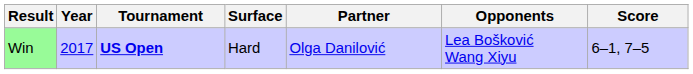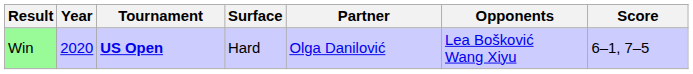(77, 48) 2017 -> (77, 48) 2020
